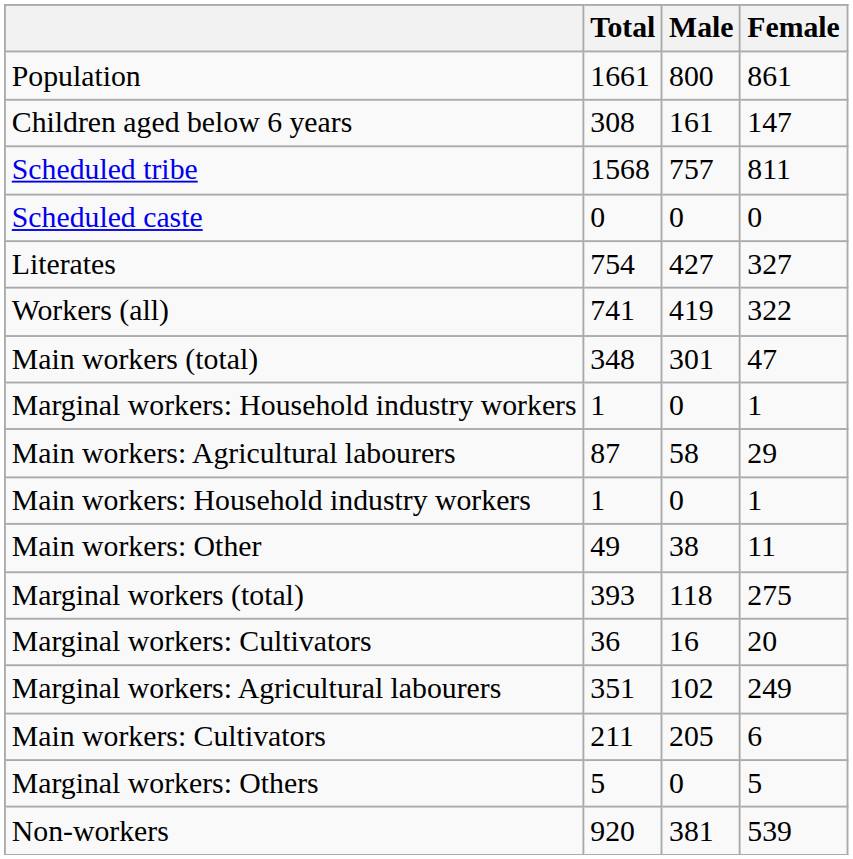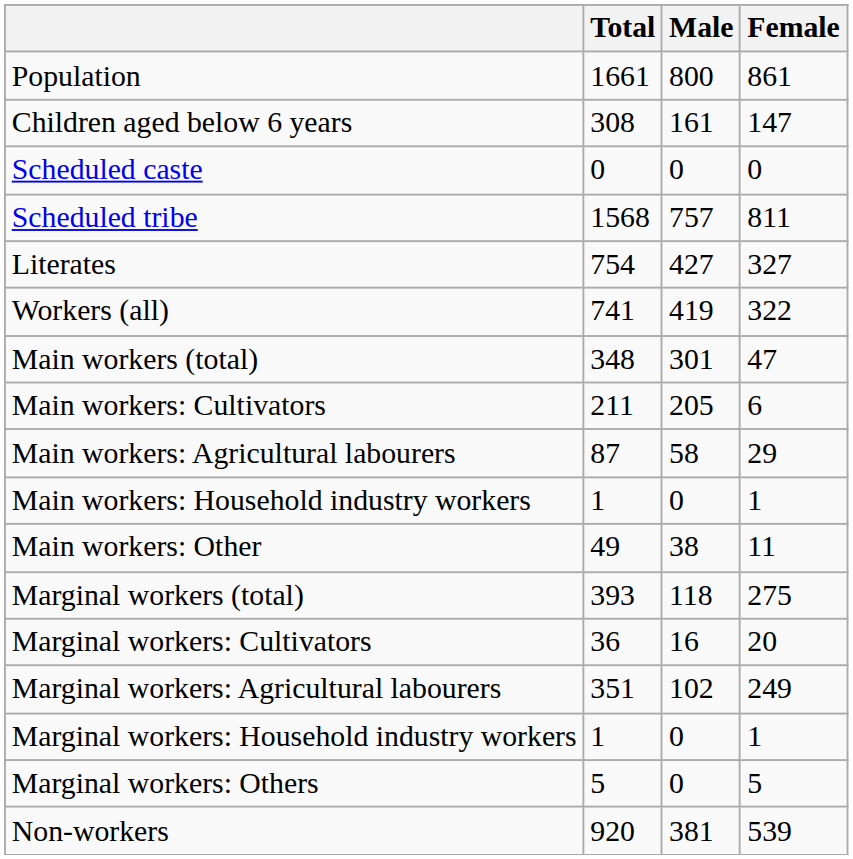rows swapped: (107, 216) <-> (105, 169)
rows swapped: (169, 736) <-> (294, 405)
